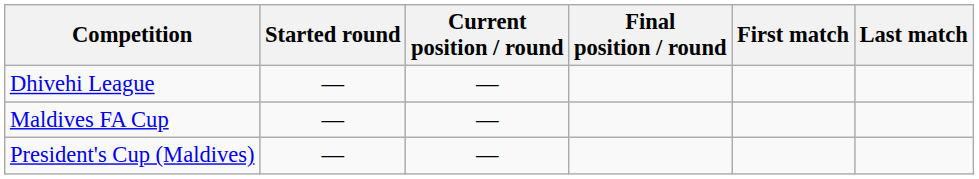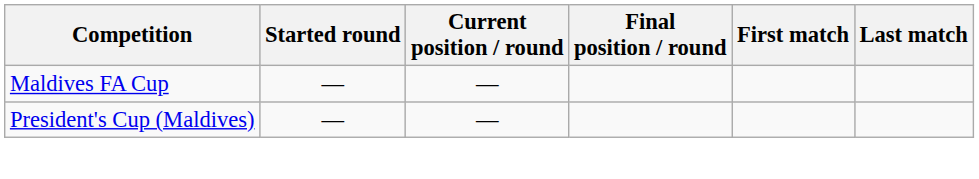- row: (82, 83)
